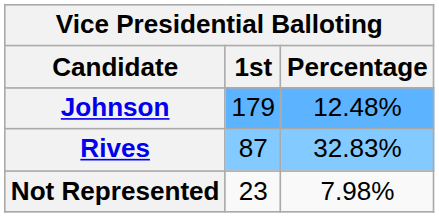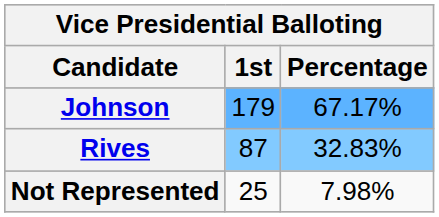(357, 107) 12.48% -> (357, 107) 67.17%
(253, 190) 23 -> (253, 190) 25
